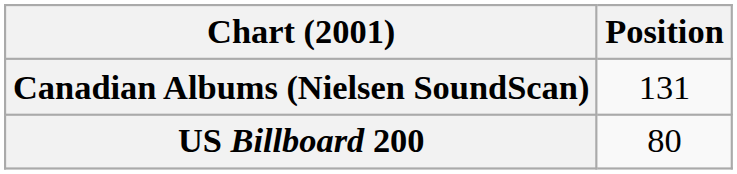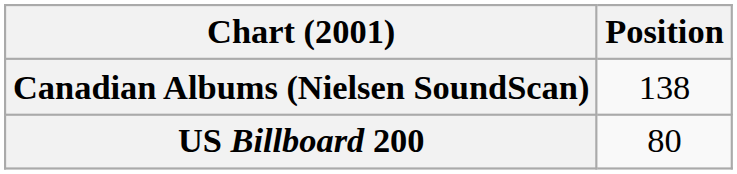(665, 86) 131 -> (665, 86) 138
